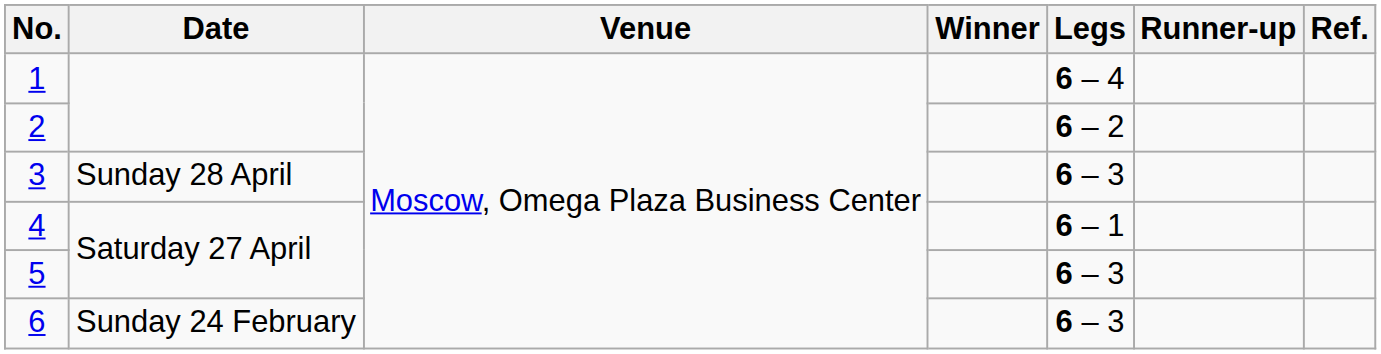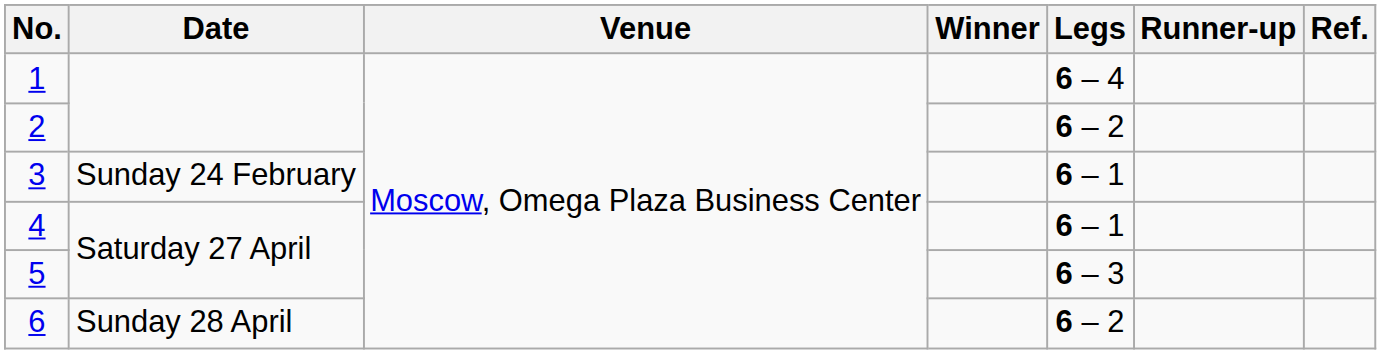(184, 175) Sunday 28 April -> (216, 175) Sunday 24 February
(1090, 175) 6 – 3 -> (1090, 175) 6 – 1
(216, 322) Sunday 24 February -> (184, 322) Sunday 28 April
(1090, 322) 6 – 3 -> (1090, 322) 6 – 2
